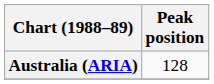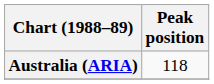(175, 65) 128 -> (175, 65) 118
